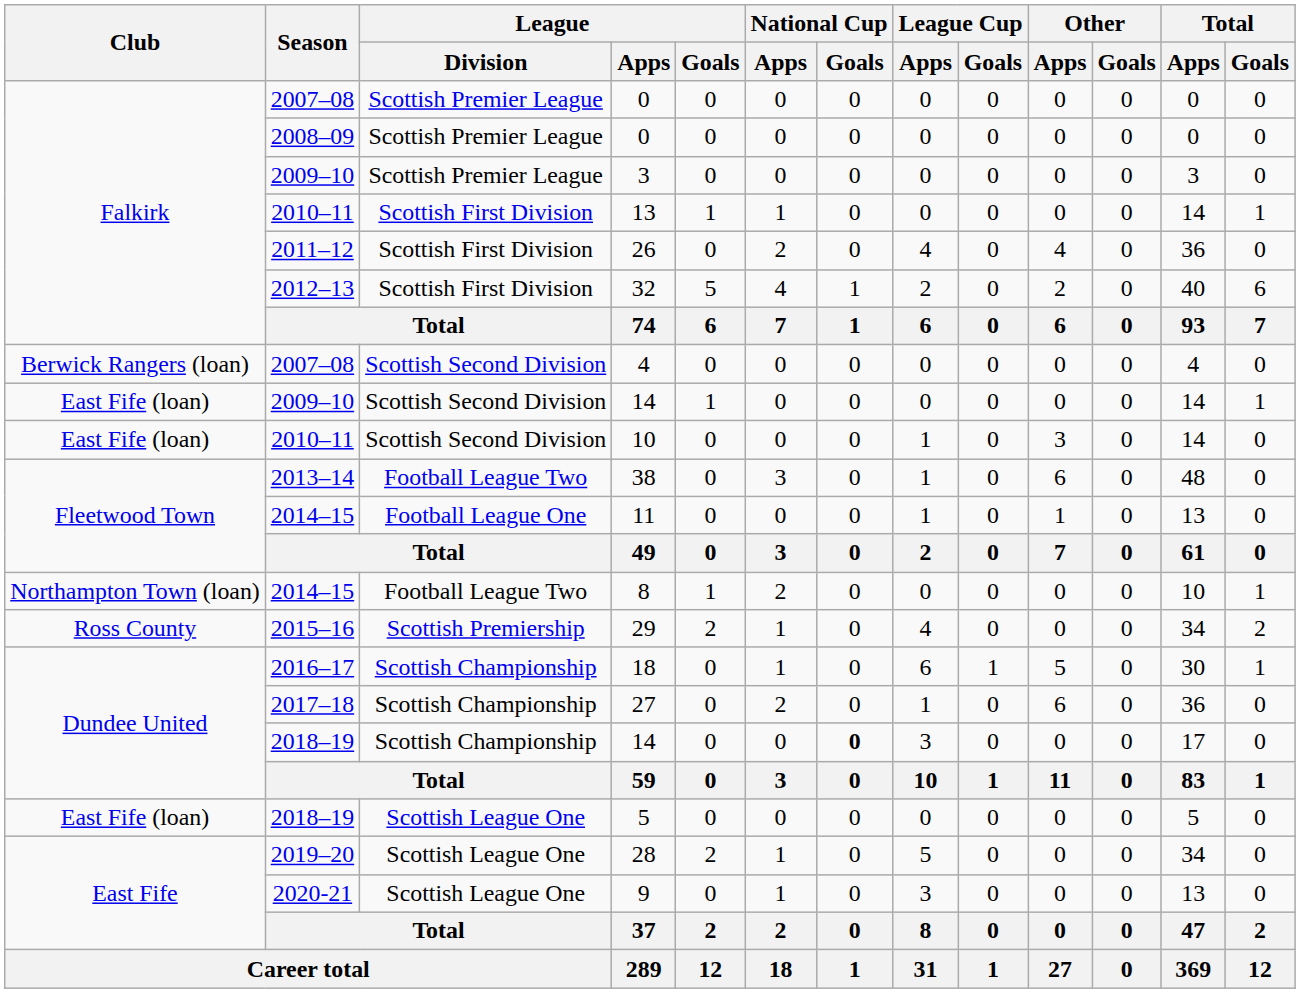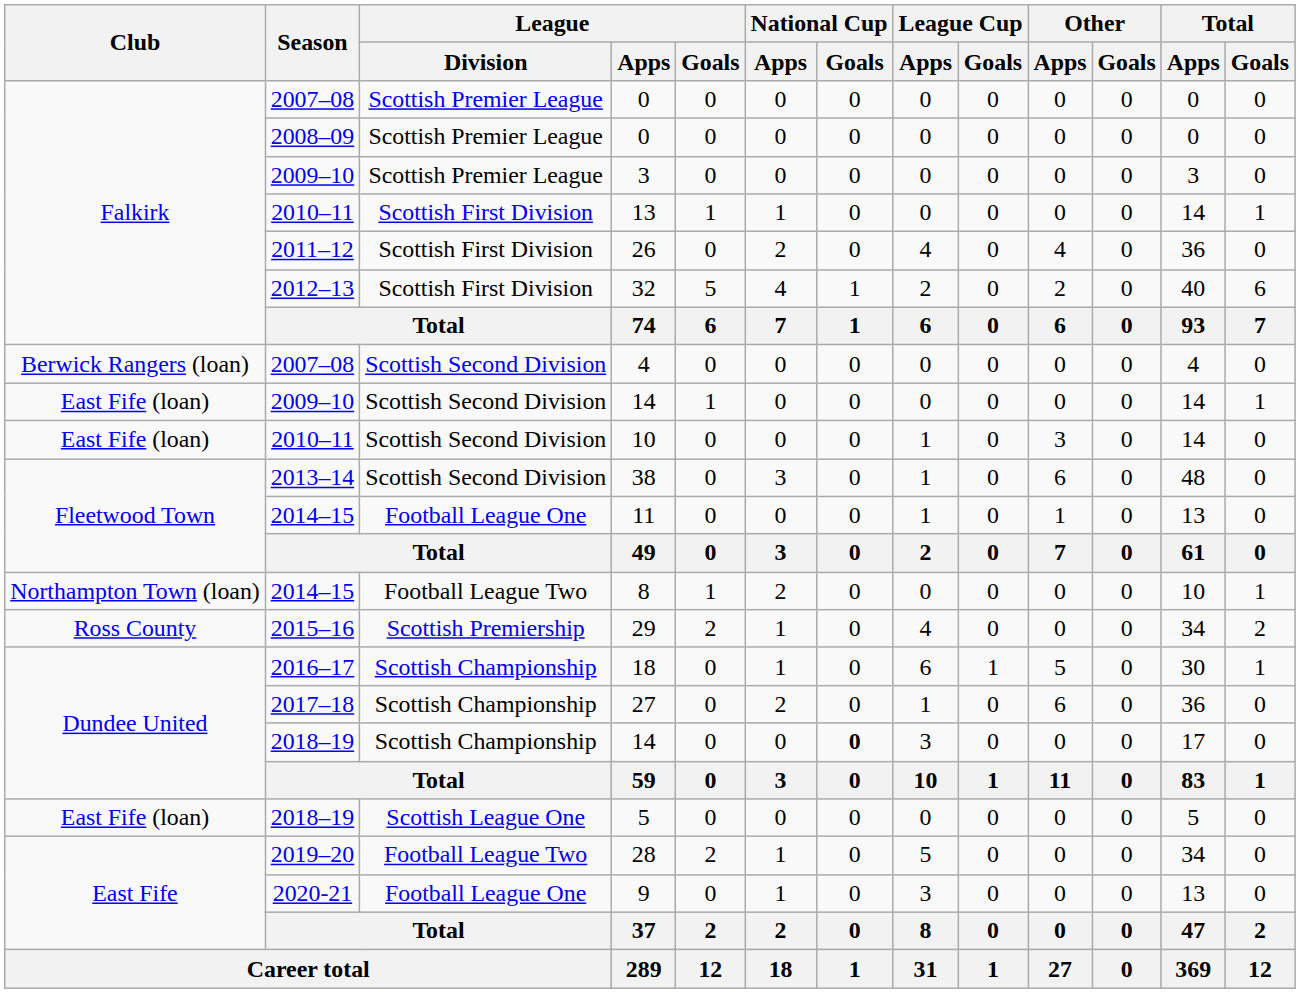(486, 477) Football League Two -> (486, 477) Scottish Second Division
(486, 855) Scottish League One -> (486, 855) Football League Two
(486, 893) Scottish League One -> (486, 893) Football League One
